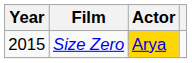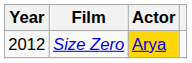(27, 44) 2015 -> (27, 44) 2012
